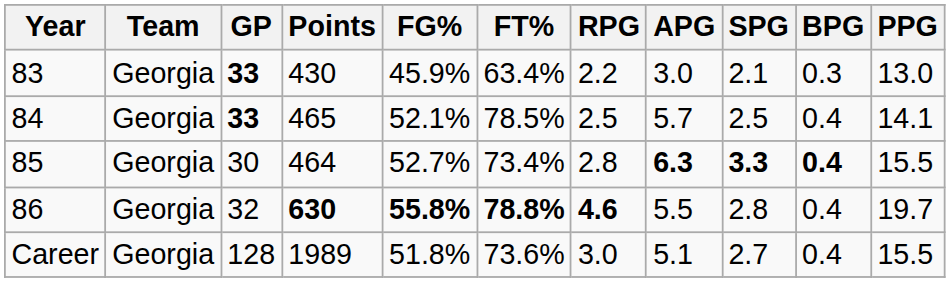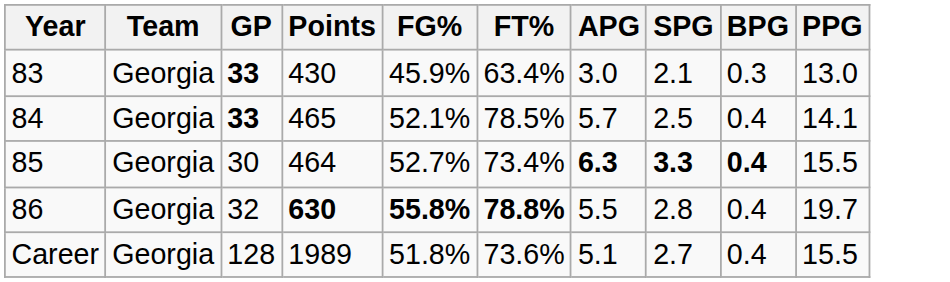- column: (609, 27)
